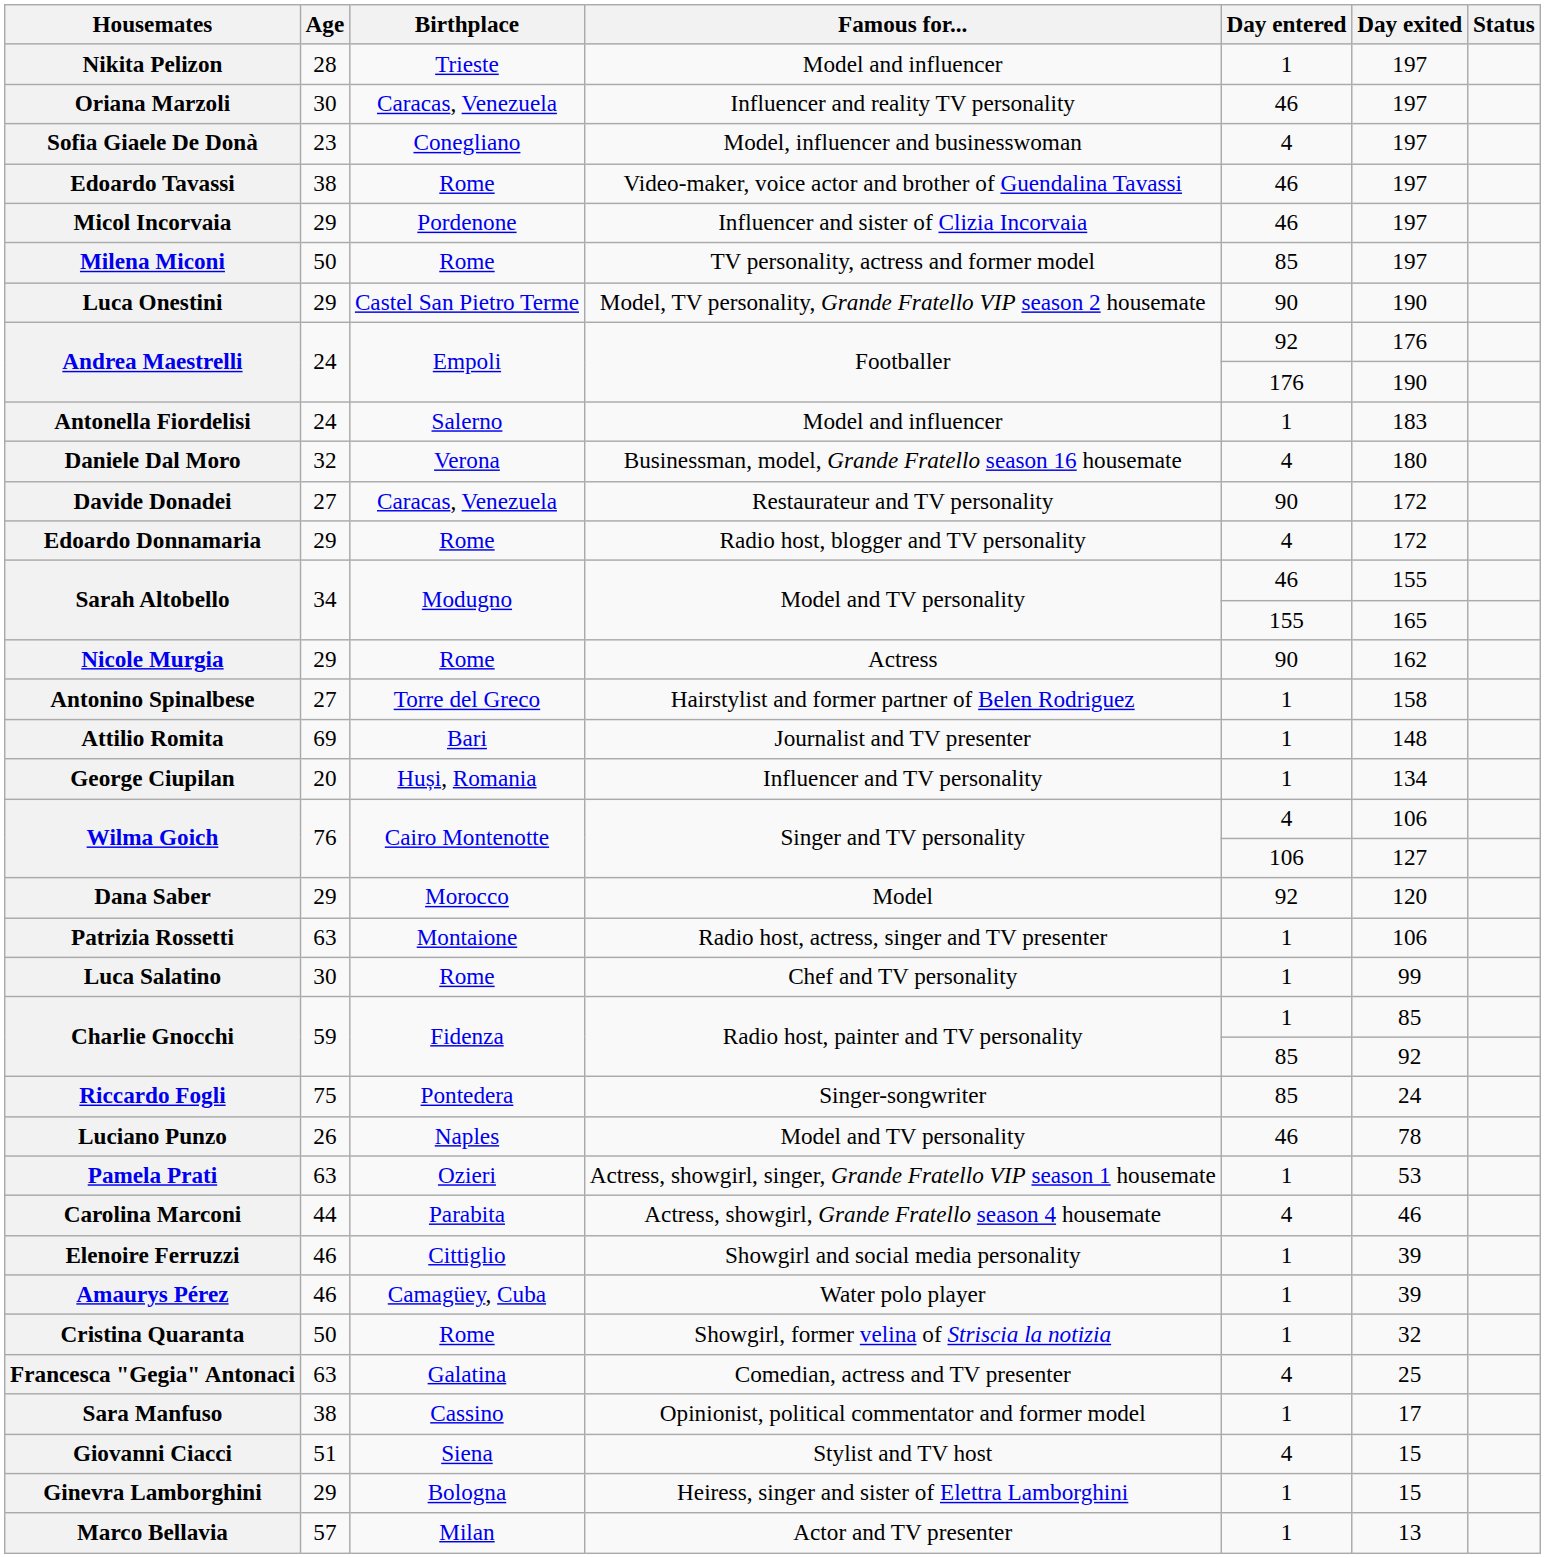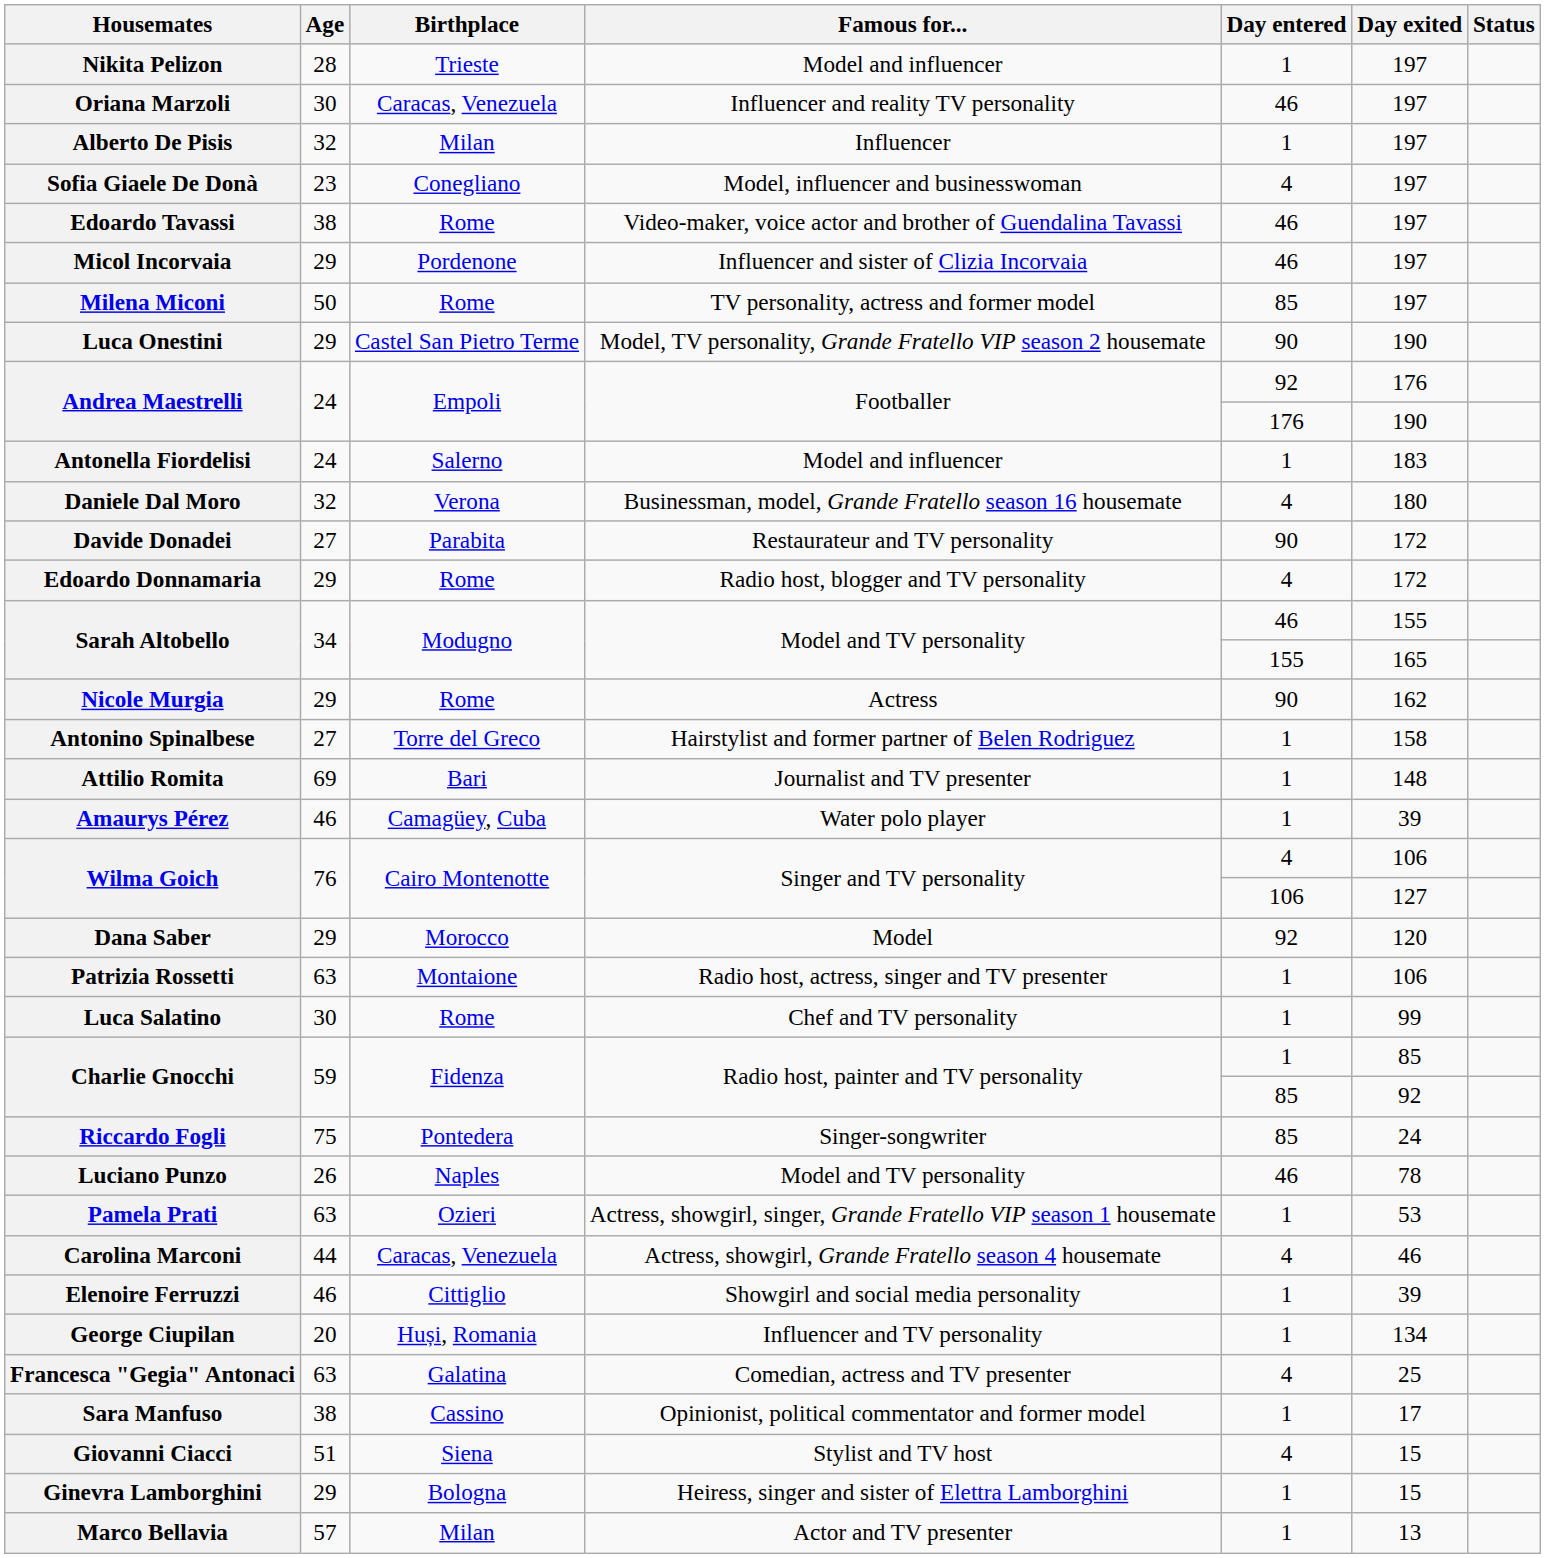+ row: (152, 143)
(467, 500) Caracas, Venezuela -> (467, 540) Parabita
rows swapped: (152, 778) <-> (152, 1294)
(467, 1215) Parabita -> (467, 1254) Caracas, Venezuela
- row: (152, 1334)
